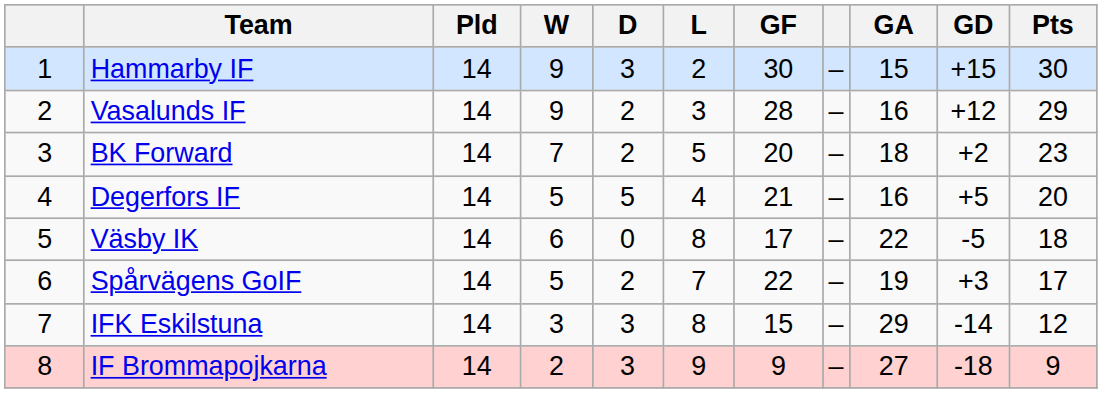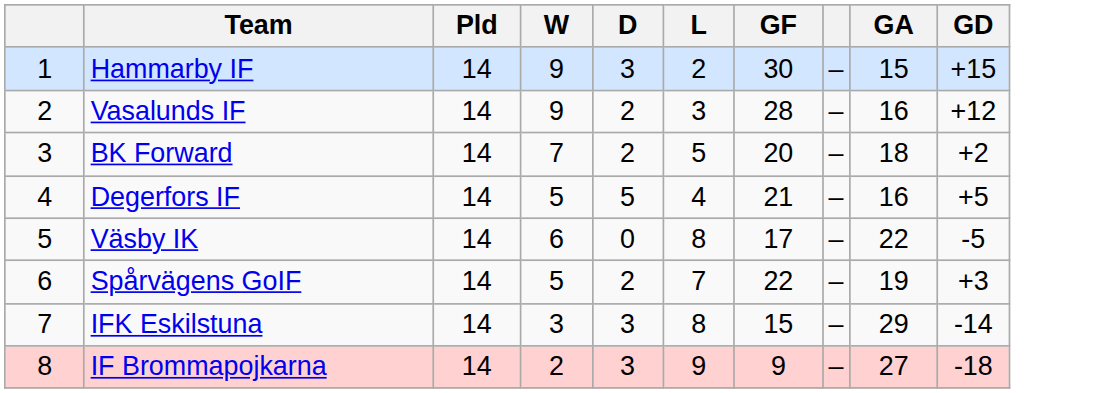- column: (1053, 25)
